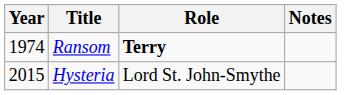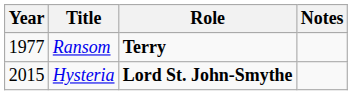(27, 47) 1974 -> (27, 47) 1977
(202, 75) normal -> (208, 75) bold
